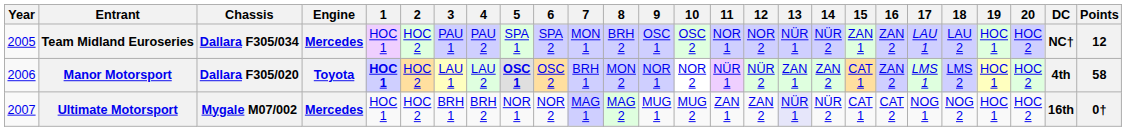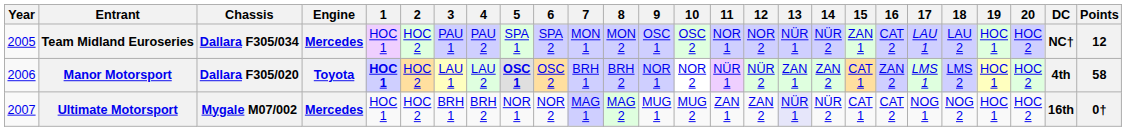(621, 41) BRH 2 -> (621, 41) MON 2
(892, 41) ZAN 2 -> (892, 41) CAT 2
(621, 75) MON 2 -> (621, 75) BRH 2
